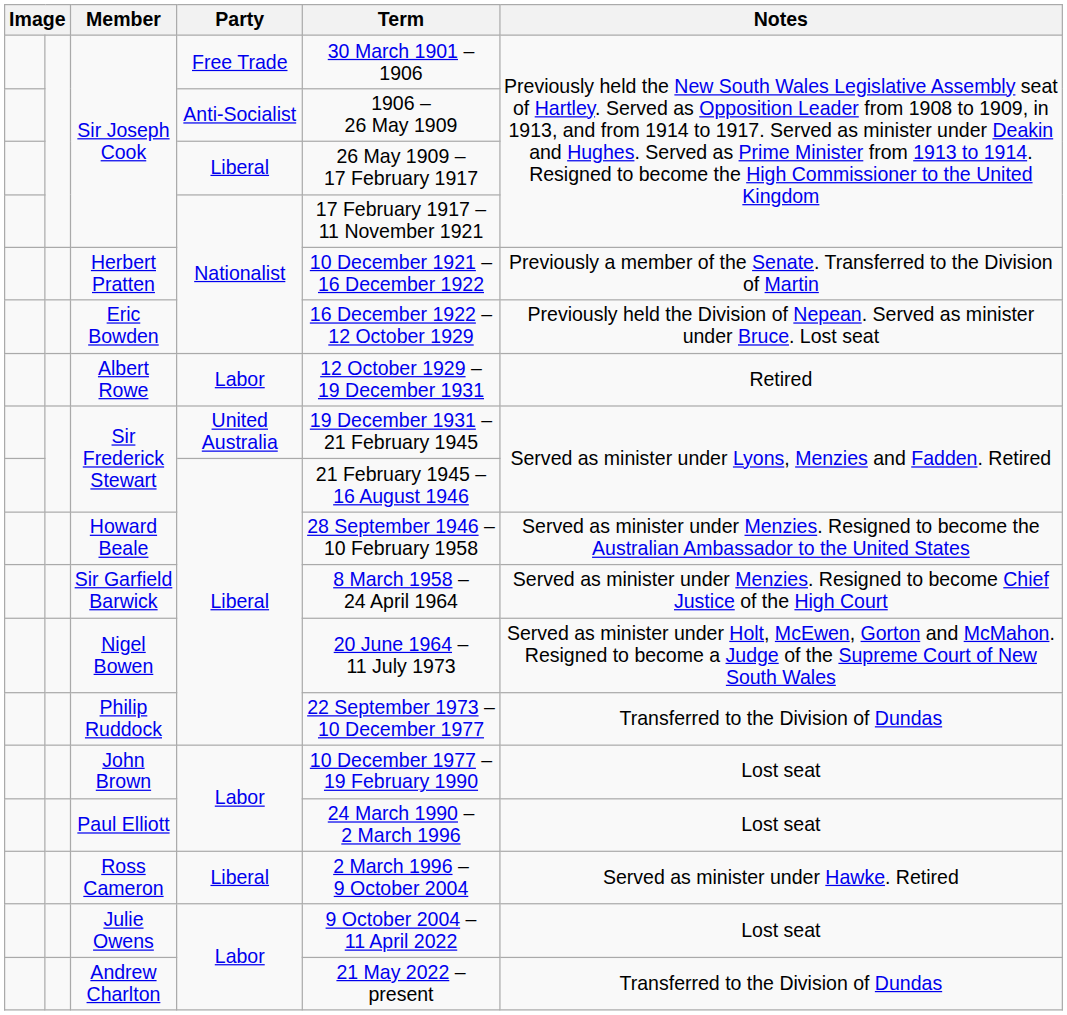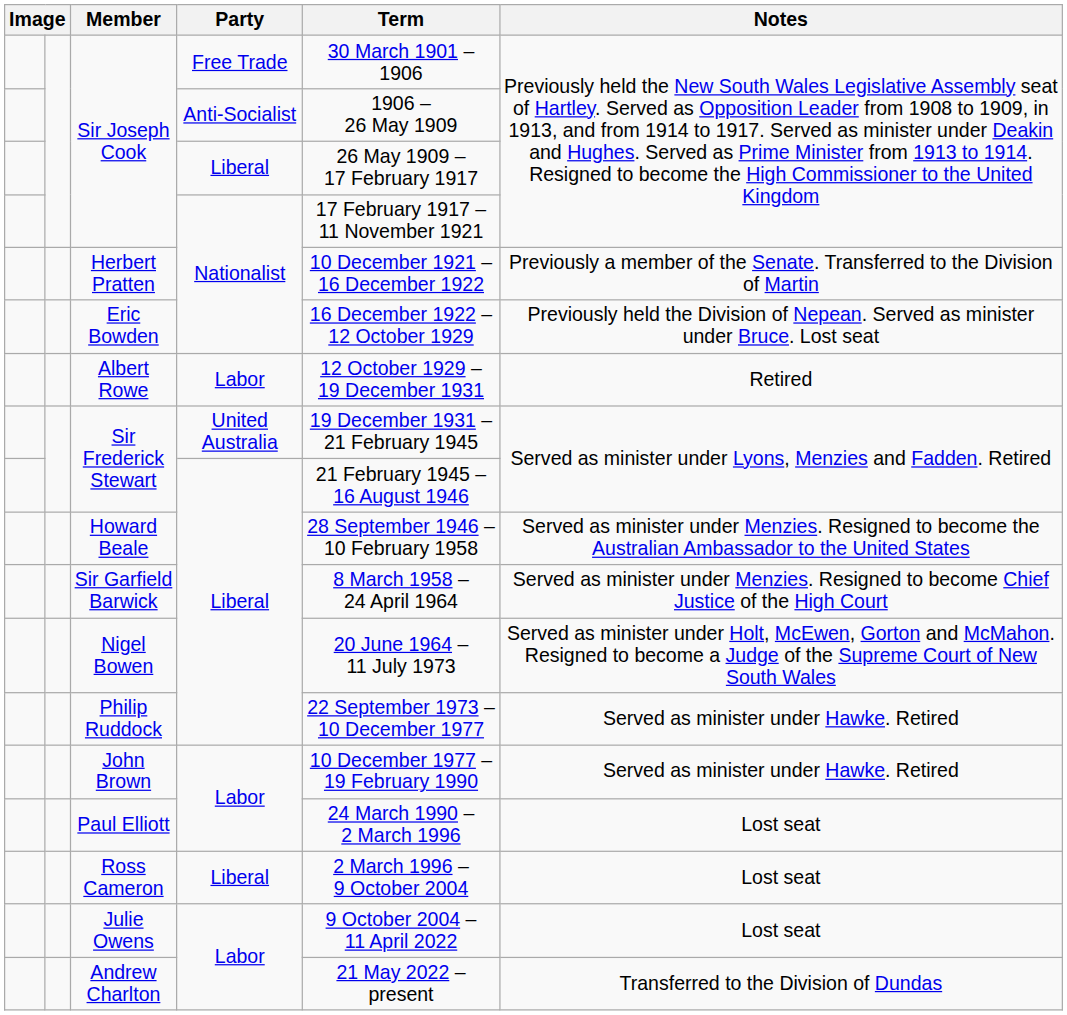(781, 718) Transferred to the Division of Dundas -> (781, 718) Served as minister under Hawke. Retired
(781, 771) Lost seat -> (781, 771) Served as minister under Hawke. Retired
(781, 877) Served as minister under Hawke. Retired -> (781, 877) Lost seat
